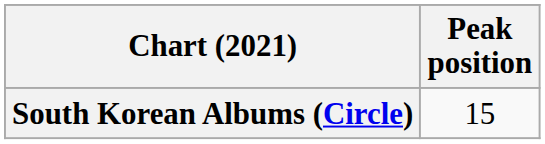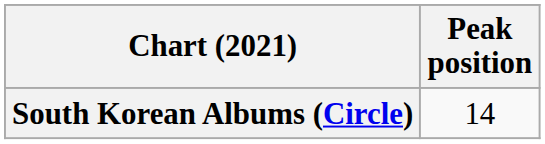(480, 112) 15 -> (480, 112) 14
